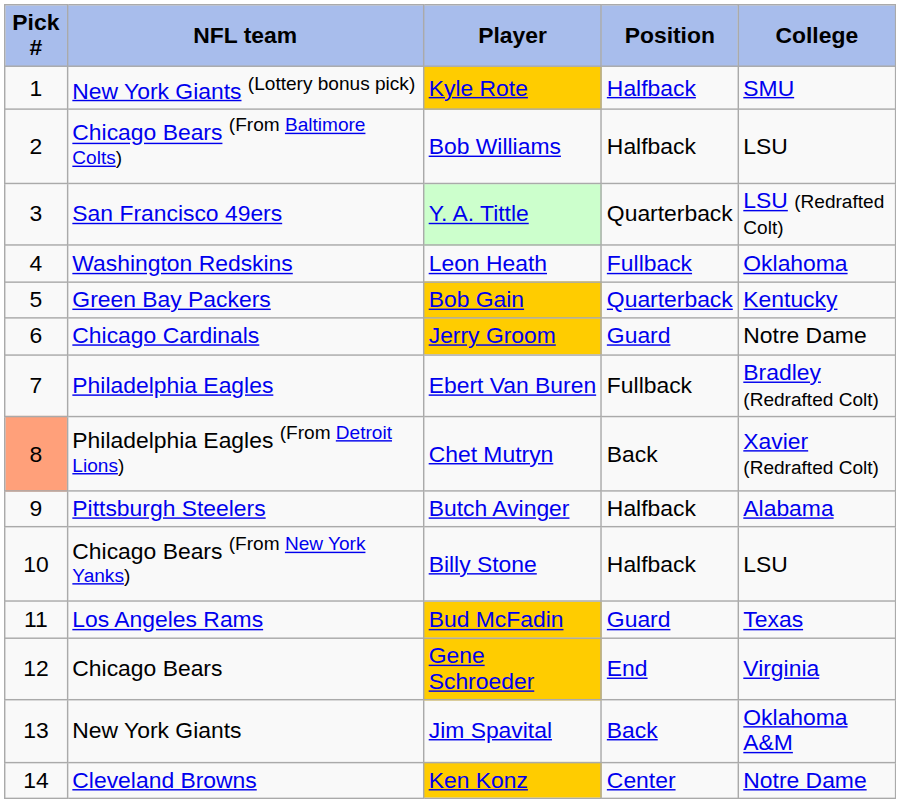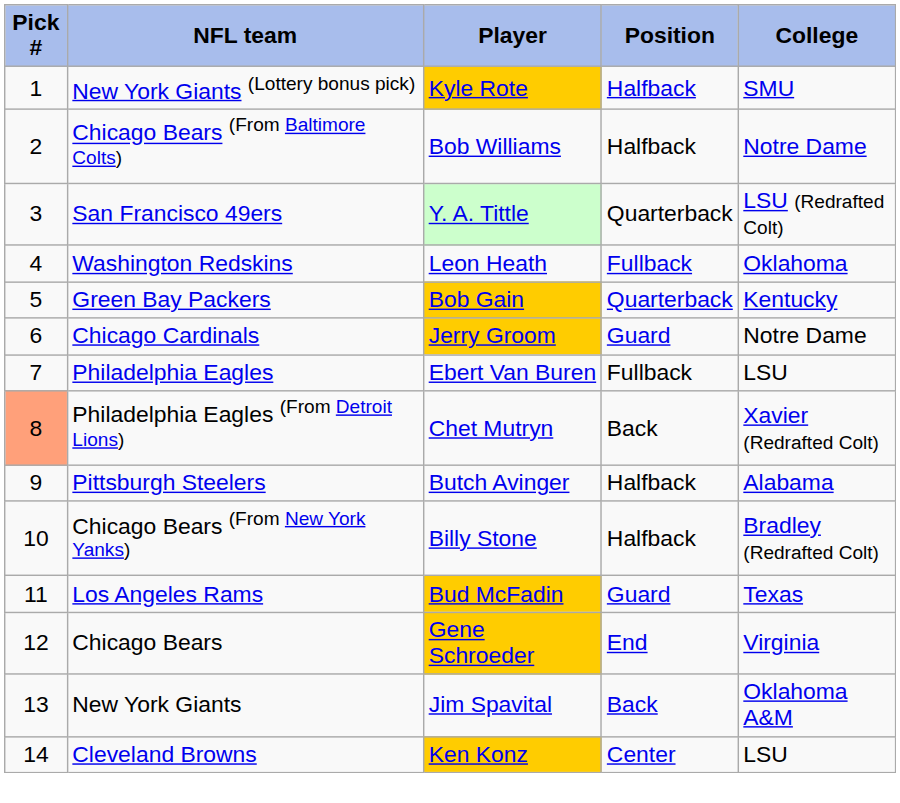(766, 146) LSU -> (805, 146) Notre Dame
(811, 385) Bradley (Redrafted Colt) -> (766, 372) LSU
(766, 564) LSU -> (811, 538) Bradley (Redrafted Colt)
(805, 779) Notre Dame -> (766, 754) LSU
